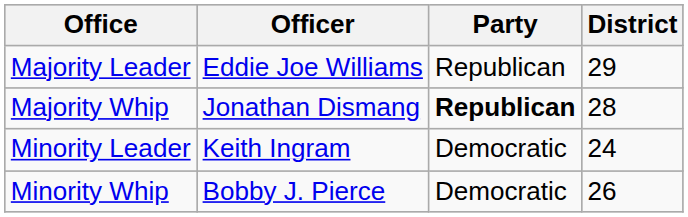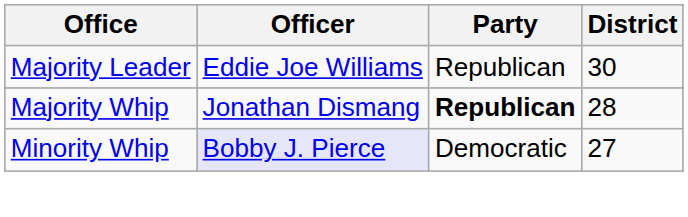(602, 66) 29 -> (602, 66) 30
- row: (101, 149)
(294, 190) no background -> (294, 149) lavender background
(602, 190) 26 -> (602, 149) 27
